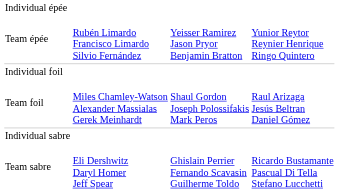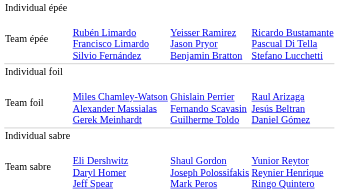(288, 44) Yunior Reytor Reynier Henrique Ringo Quintero -> (293, 44) Ricardo Bustamante Pascual Di Tella Stefano Lucchetti
(210, 108) Shaul Gordon Joseph Polossifakis Mark Peros -> (209, 108) Ghislain Perrier Fernando Scavasin Guilherme Toldo
(209, 172) Ghislain Perrier Fernando Scavasin Guilherme Toldo -> (210, 172) Shaul Gordon Joseph Polossifakis Mark Peros
(293, 172) Ricardo Bustamante Pascual Di Tella Stefano Lucchetti -> (288, 172) Yunior Reytor Reynier Henrique Ringo Quintero
